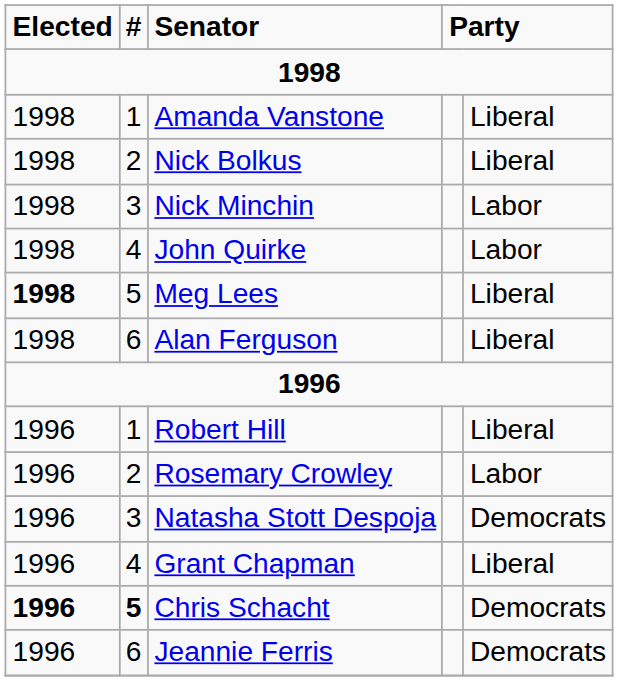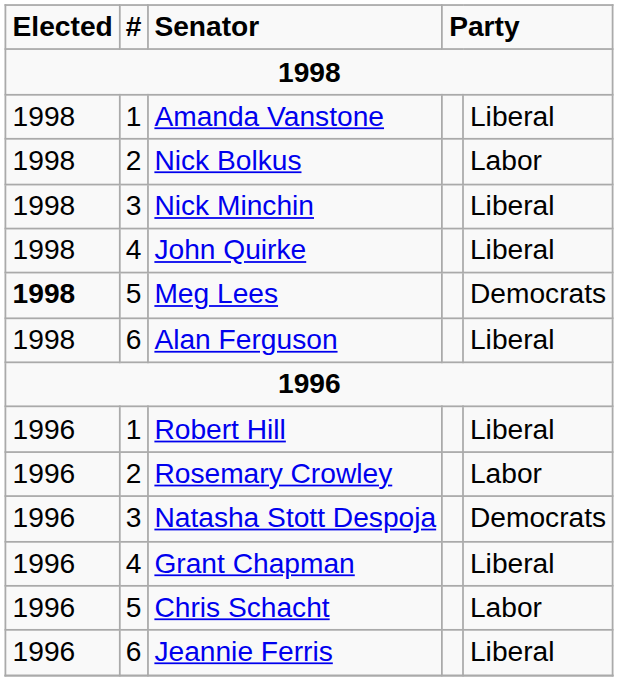(512, 160) Liberal -> (506, 160) Labor
(506, 205) Labor -> (512, 205) Liberal
(506, 250) Labor -> (512, 250) Liberal
(512, 294) Liberal -> (538, 294) Democrats
(44, 607) bold -> (44, 607) normal
(134, 607) bold -> (134, 607) normal
(538, 607) Democrats -> (506, 607) Labor
(538, 652) Democrats -> (512, 652) Liberal
